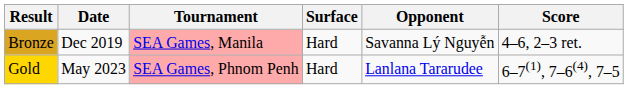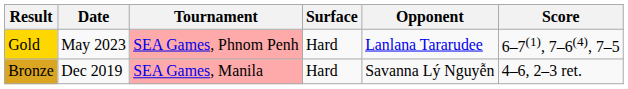rows swapped: (31, 42) <-> (24, 69)
